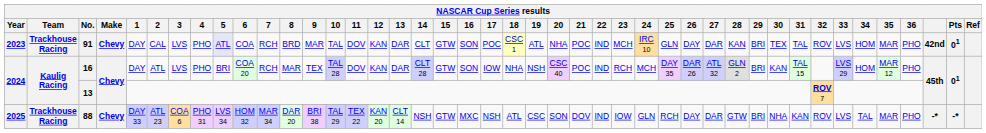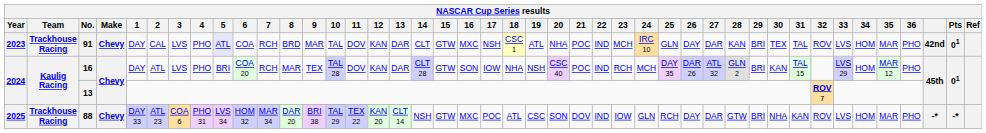(469, 44) SON -> (469, 44) MXC
(492, 44) POC -> (492, 44) NSH
(492, 116) NSH -> (492, 116) POC
(865, 116) TAL -> (865, 116) HOM
